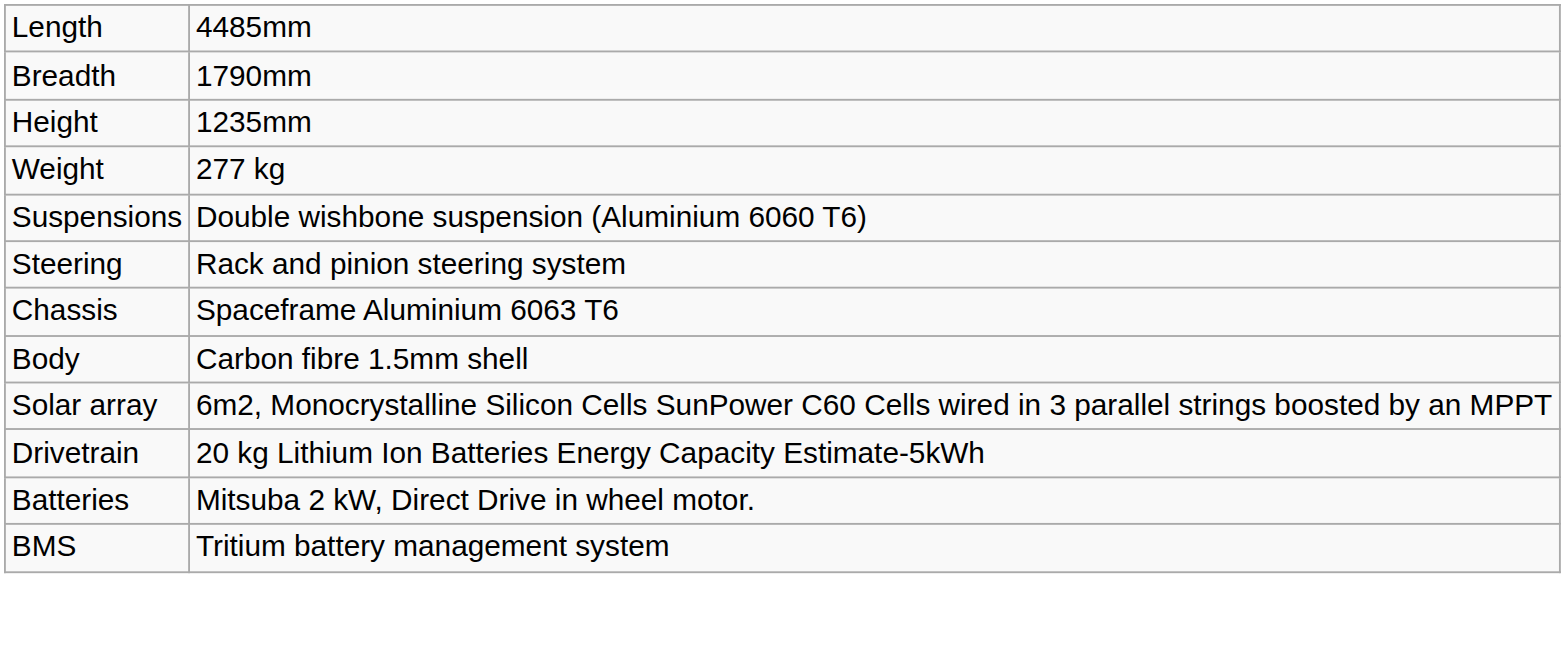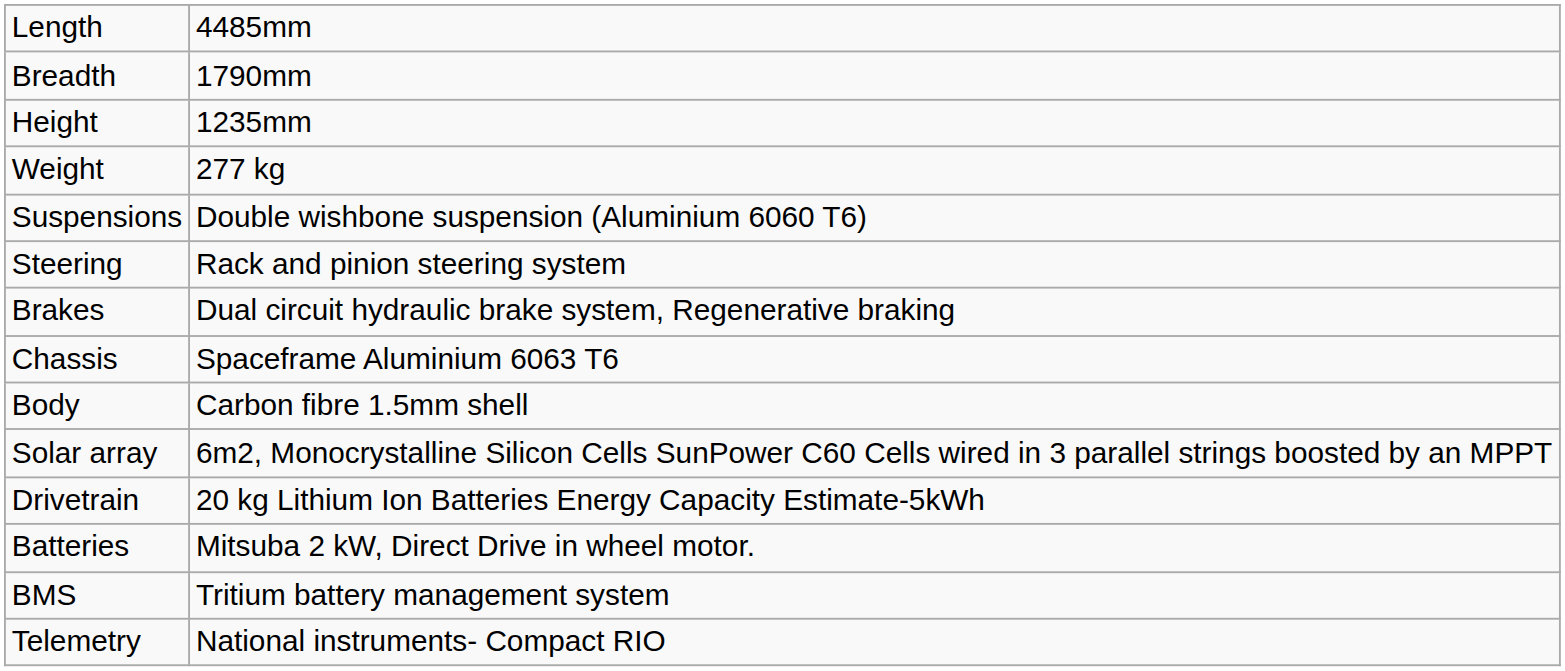+ row: (58, 311)
+ row: (76, 641)
